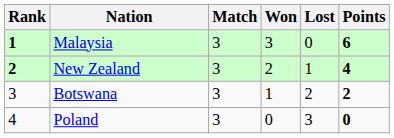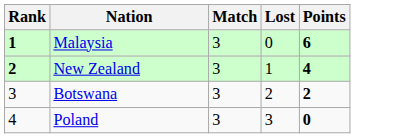- column: (281, 17)
